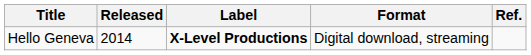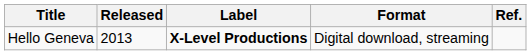(116, 38) 2014 -> (116, 38) 2013
